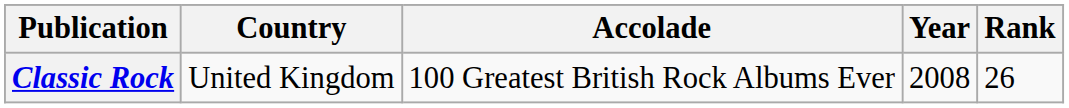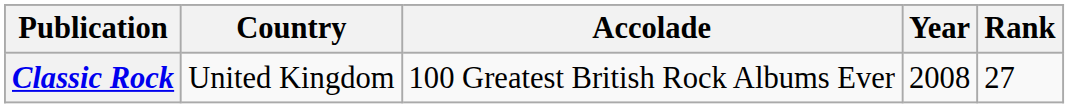(1000, 77) 26 -> (1000, 77) 27
